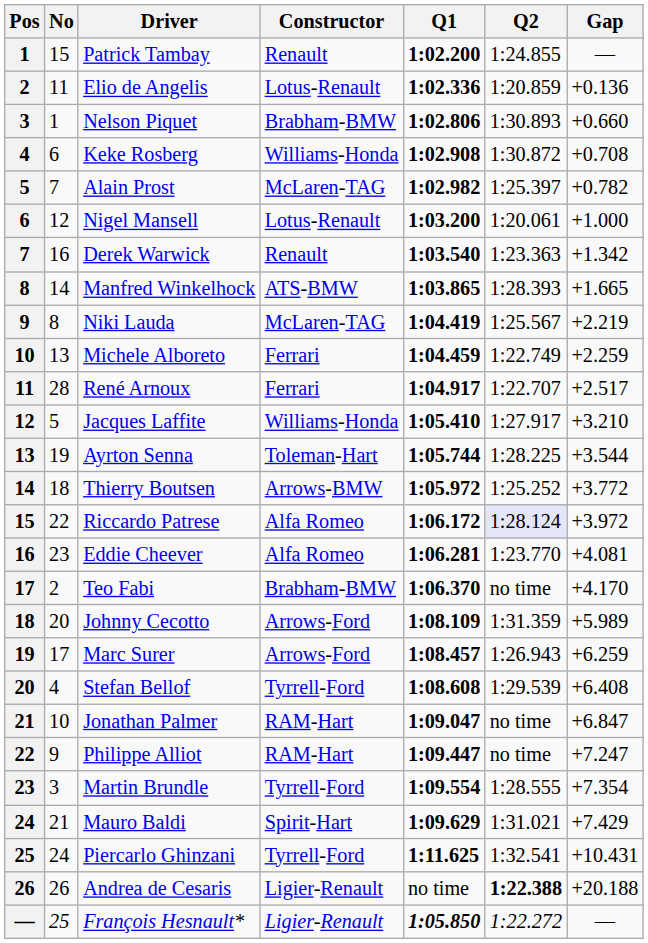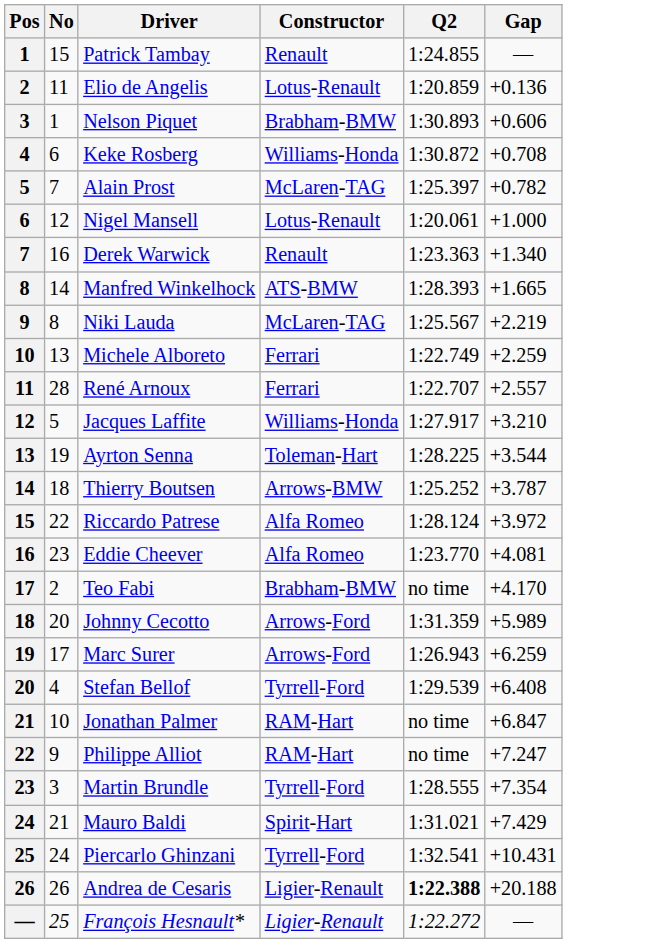- column: (444, 21)
(600, 121) +0.660 -> (518, 121) +0.606
(600, 254) +1.342 -> (518, 254) +1.340
(600, 388) +2.517 -> (518, 388) +2.557
(600, 488) +3.772 -> (518, 488) +3.787
(525, 521) lavender background -> (444, 521) no background
